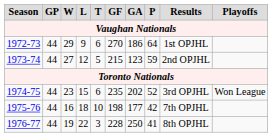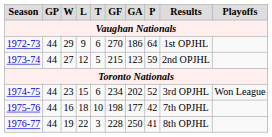(115, 92) 235 -> (115, 92) 234
